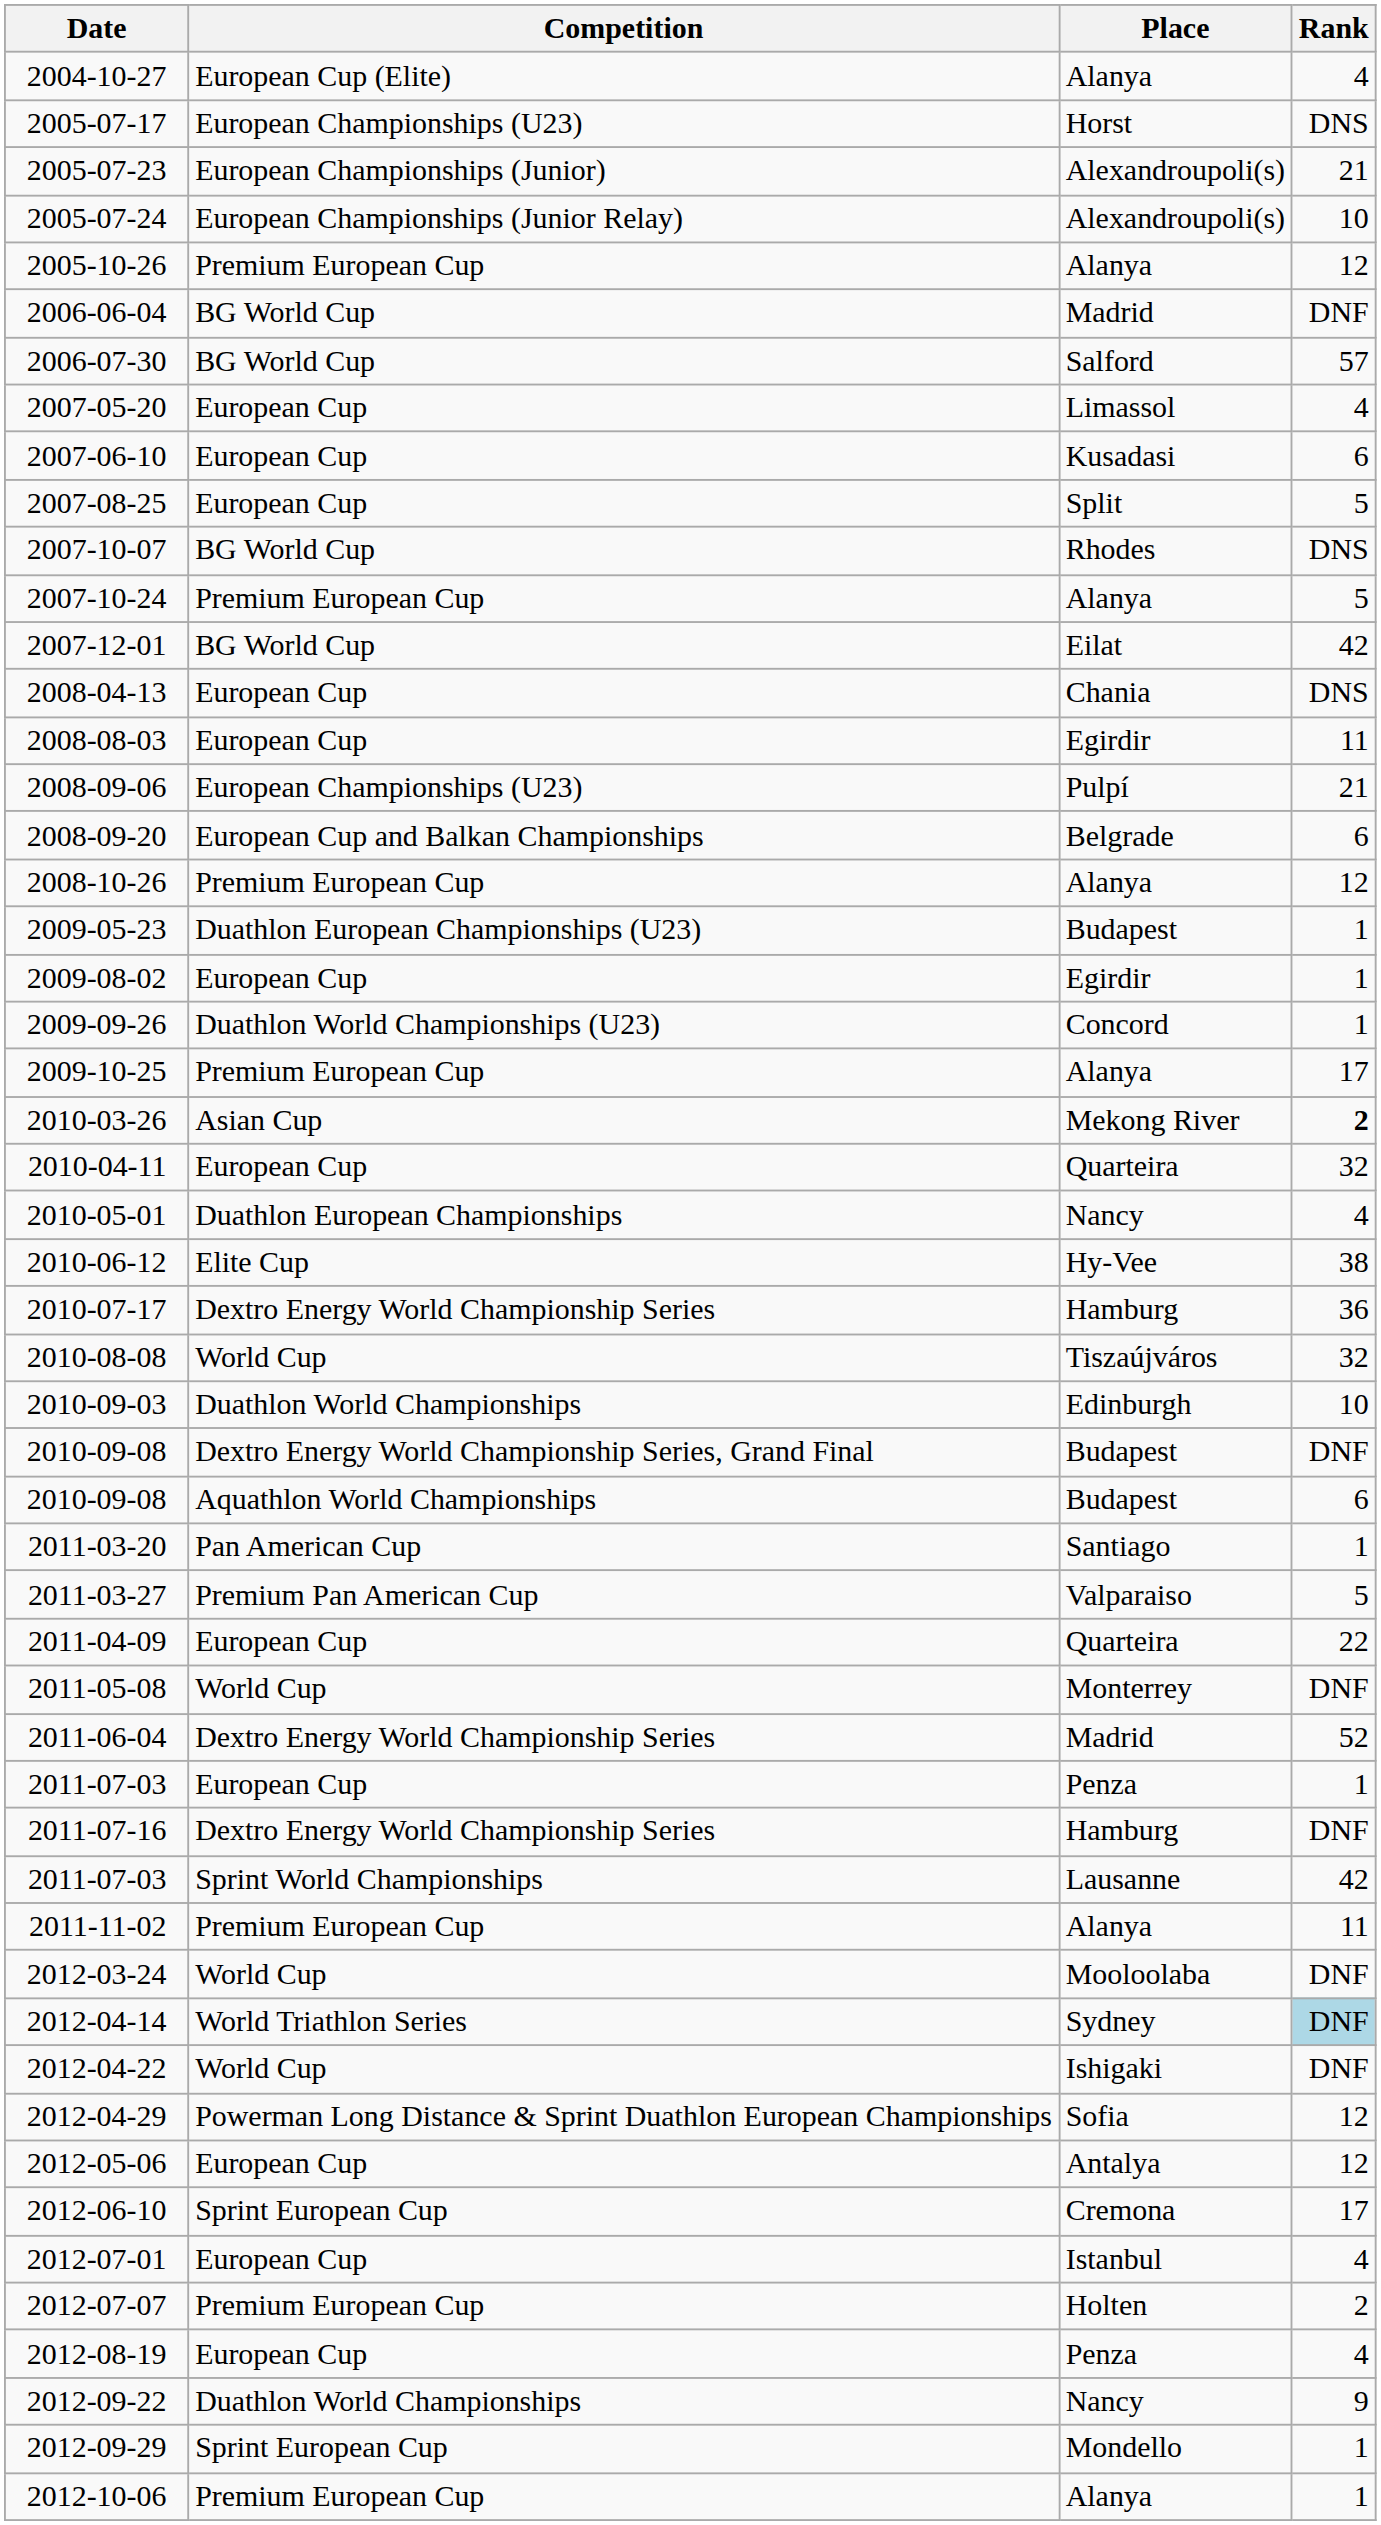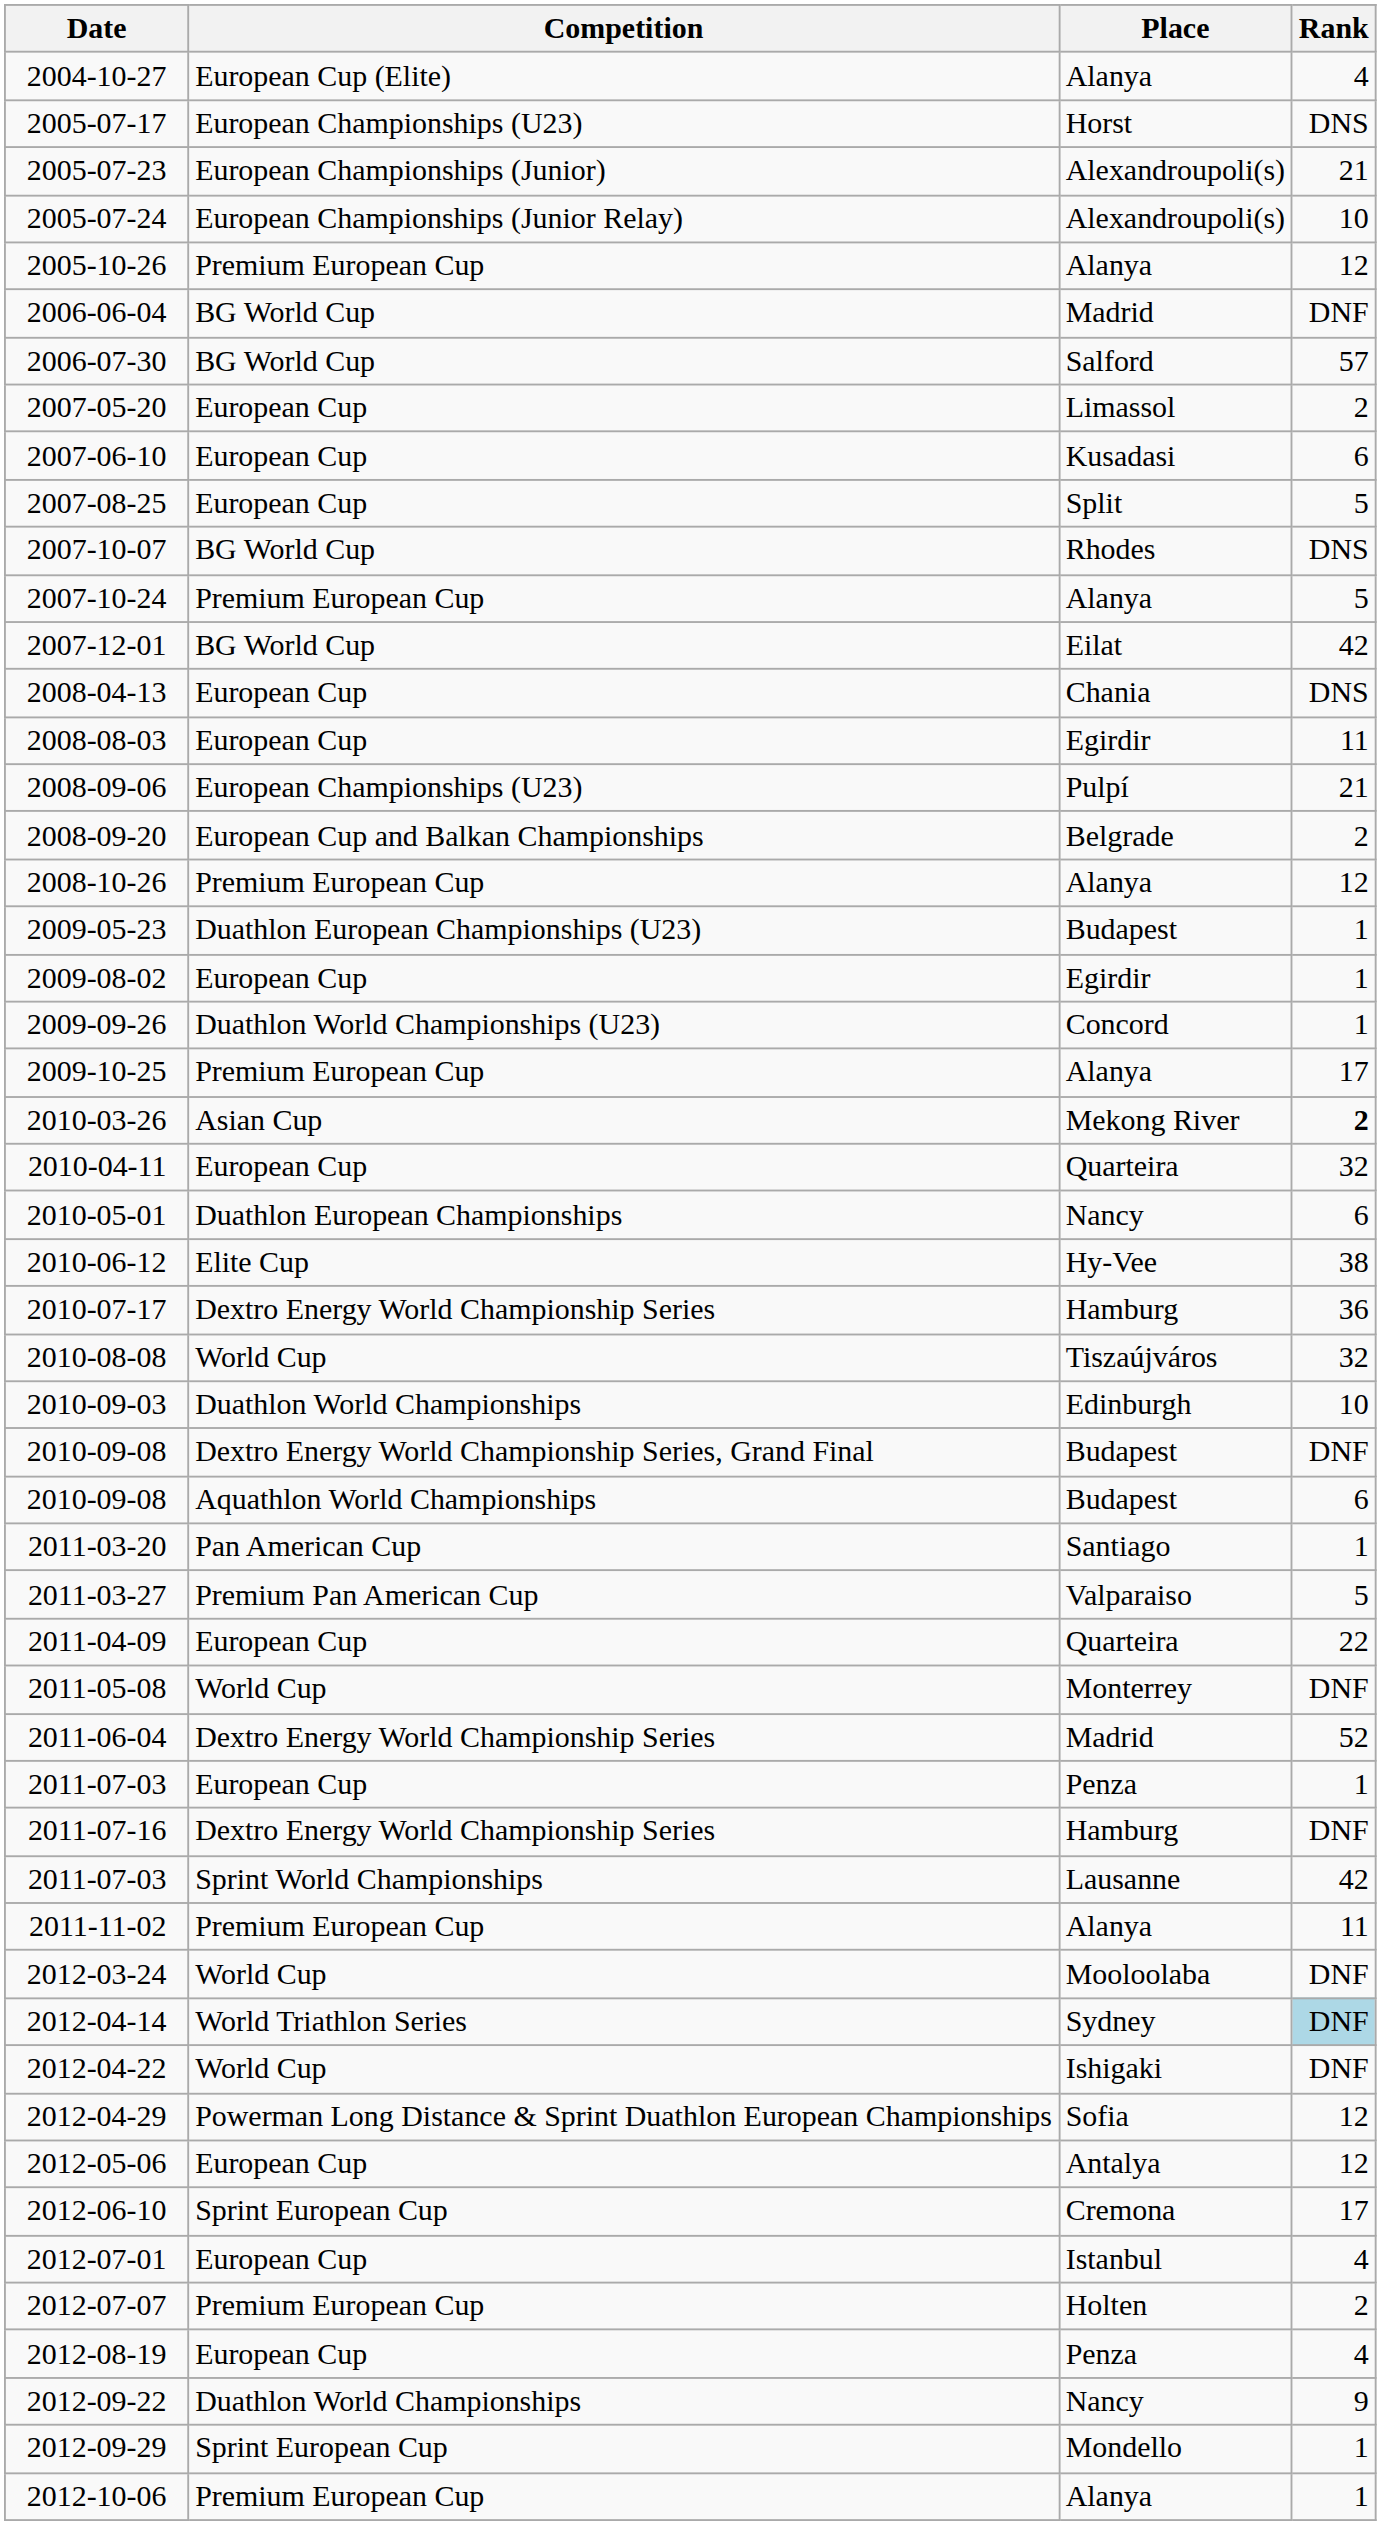(1361, 407) 4 -> (1361, 407) 2
(1361, 834) 6 -> (1361, 834) 2
(1361, 1214) 4 -> (1361, 1214) 6
